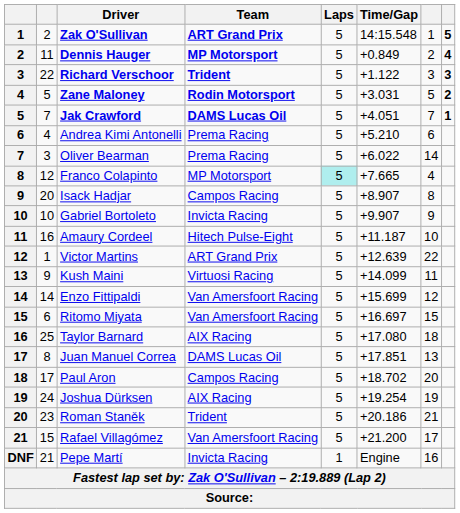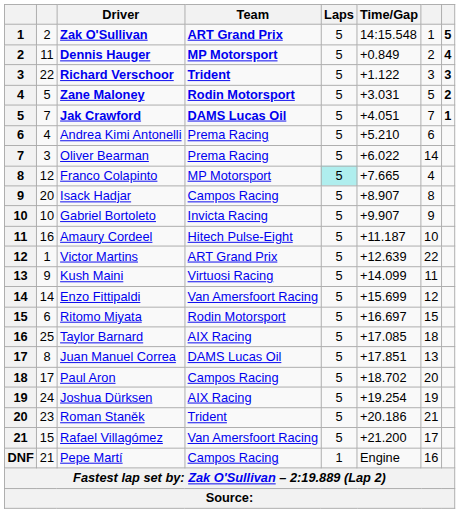(253, 316) Van Amersfoort Racing -> (237, 316) Rodin Motorsport
(383, 337) +17.080 -> (383, 337) +17.085
(228, 457) Invicta Racing -> (233, 457) Campos Racing
